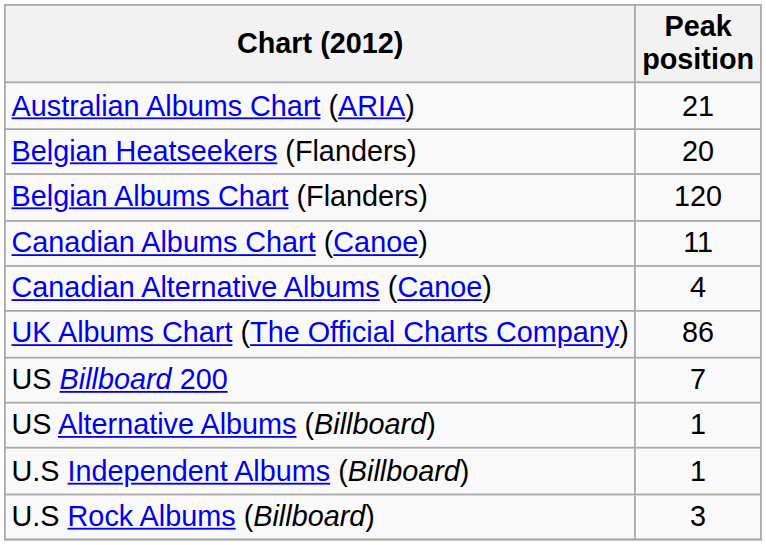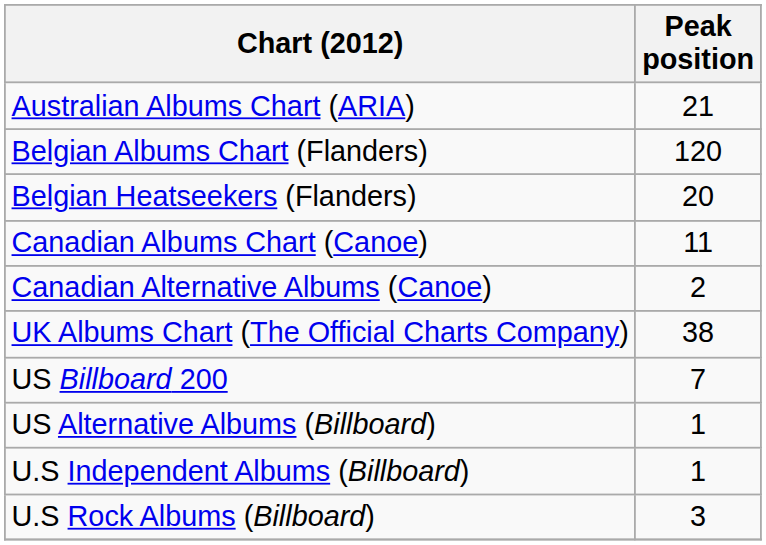rows swapped: (220, 196) <-> (214, 151)
(698, 288) 4 -> (698, 288) 2
(698, 333) 86 -> (698, 333) 38
